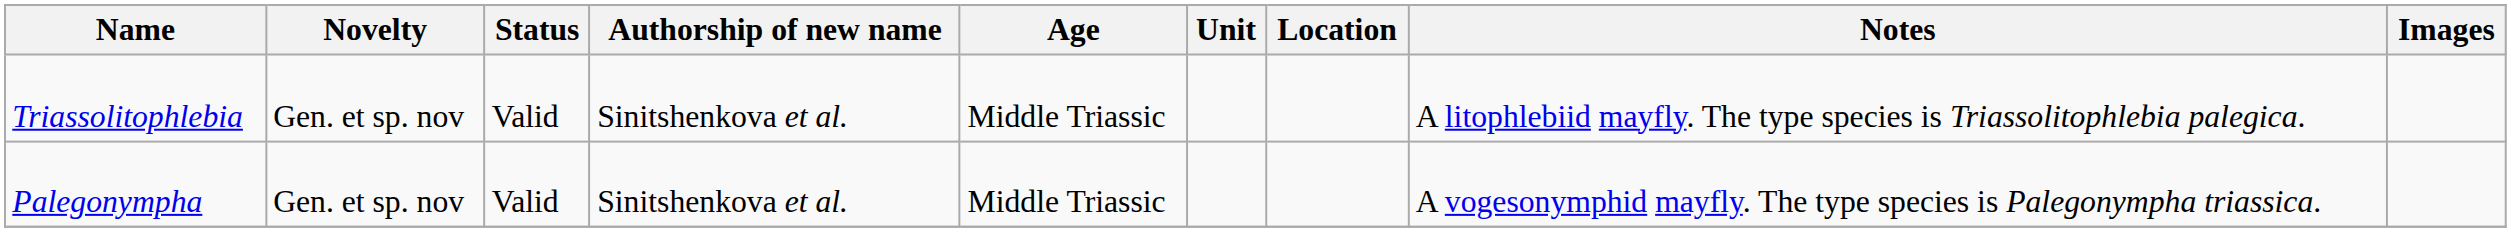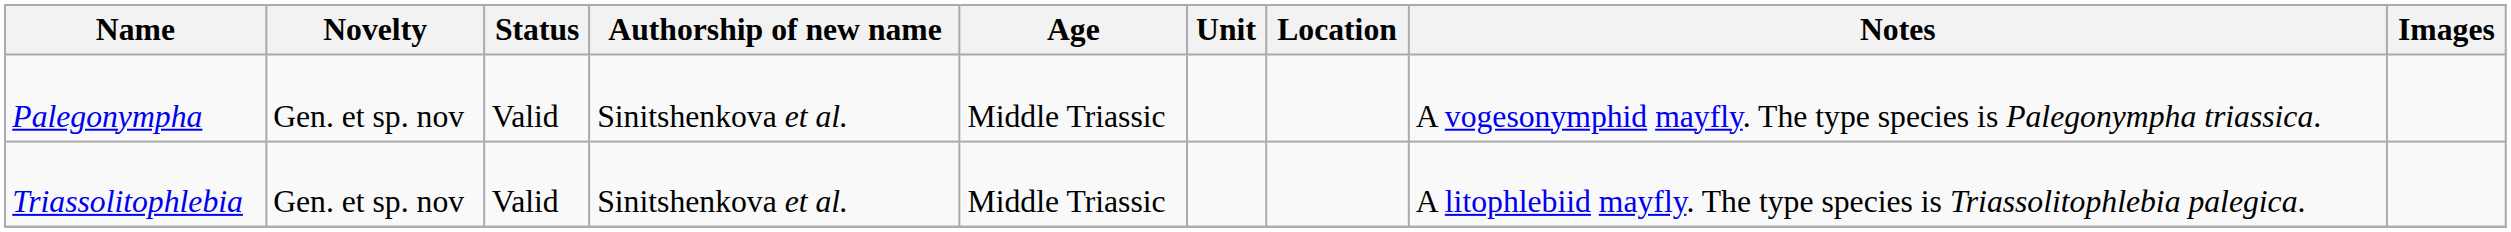rows swapped: (107, 201) <-> (128, 115)
